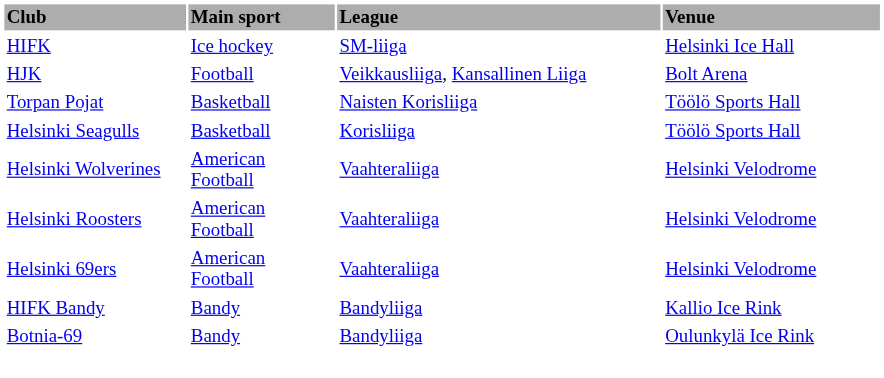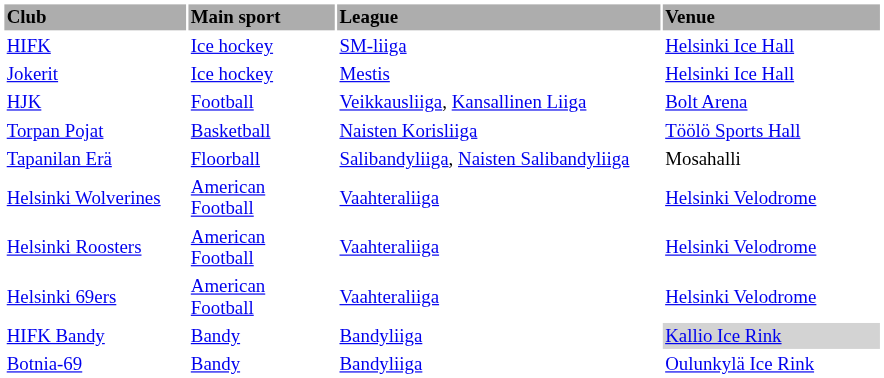+ row: (32, 73)
- row: (73, 130)
+ row: (59, 158)
(723, 307) no background -> (723, 335) lightgrey background
